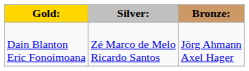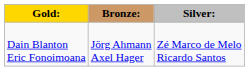columns swapped: (133, 13) <-> (211, 13)
